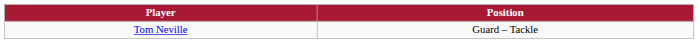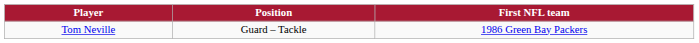+ column: (534, 13)
